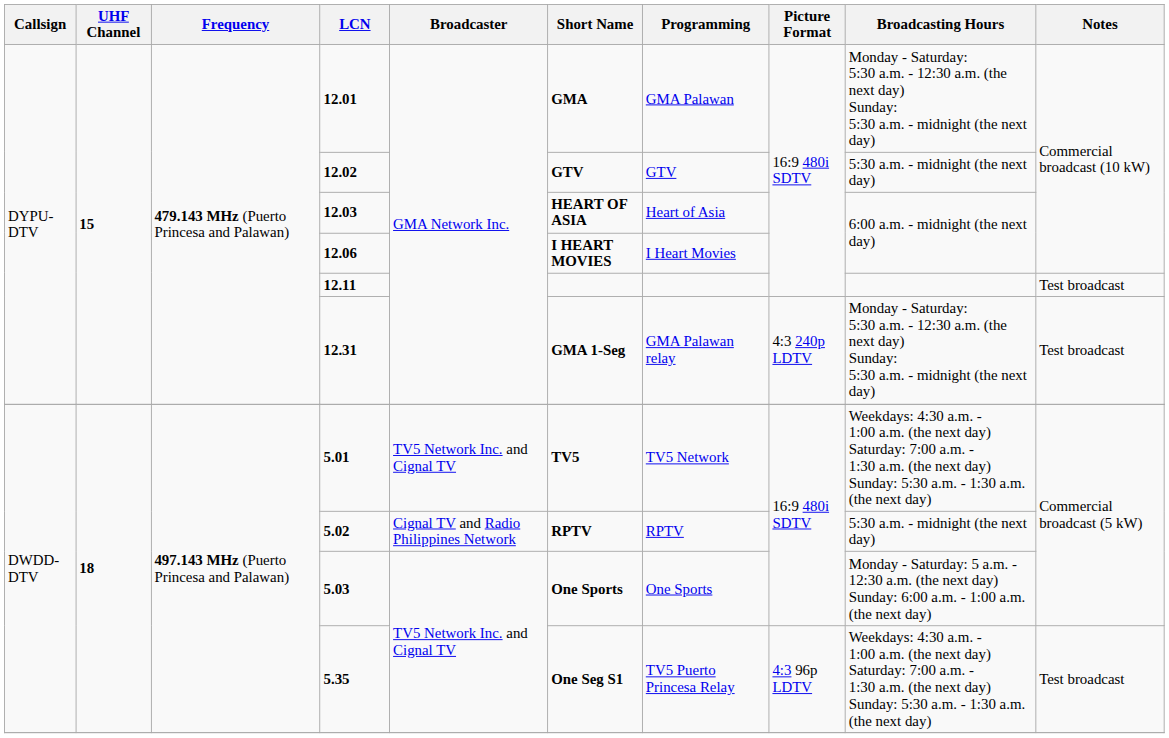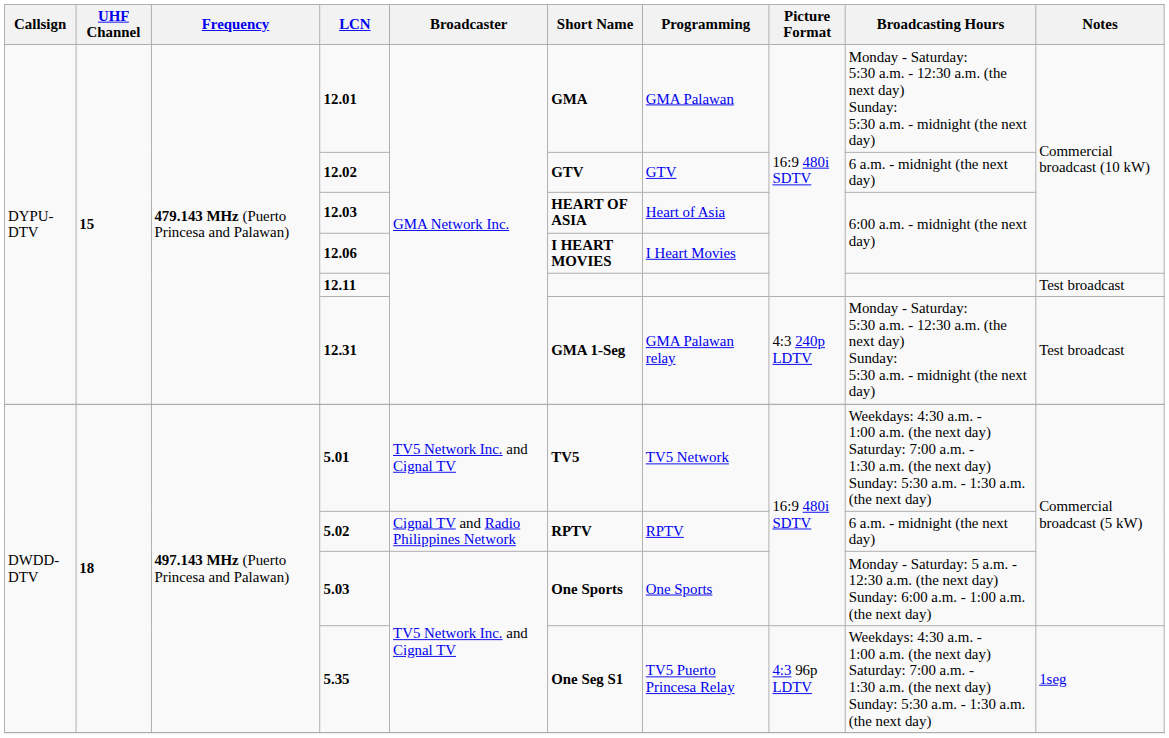(938, 172) 5:30 a.m. - midnight (the next day) -> (928, 172) 6 a.m. - midnight (the next day)
(938, 531) 5:30 a.m. - midnight (the next day) -> (928, 531) 6 a.m. - midnight (the next day)
(1082, 679) Test broadcast -> (1053, 679) 1seg
